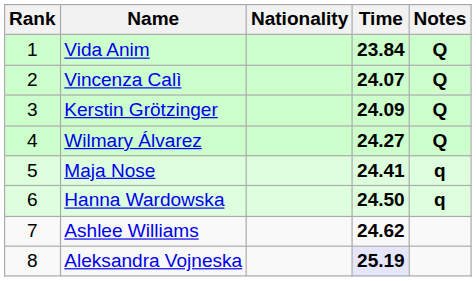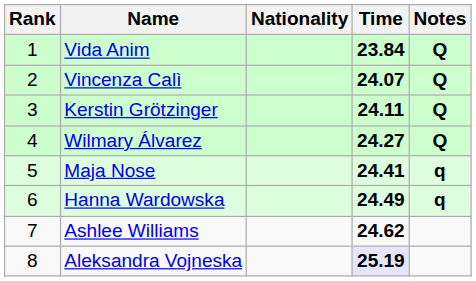(381, 110) 24.09 -> (381, 110) 24.11
(381, 200) 24.50 -> (381, 200) 24.49
